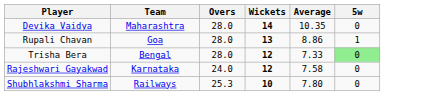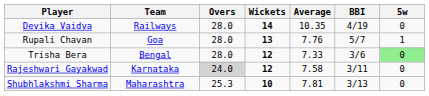+ column: (357, 12)
(155, 26) Maharashtra -> (155, 26) Railways
(312, 40) 8.86 -> (312, 40) 7.76
(222, 69) no background -> (222, 69) lightgrey background
(155, 84) Railways -> (155, 84) Maharashtra
(312, 84) 7.80 -> (312, 84) 7.81
